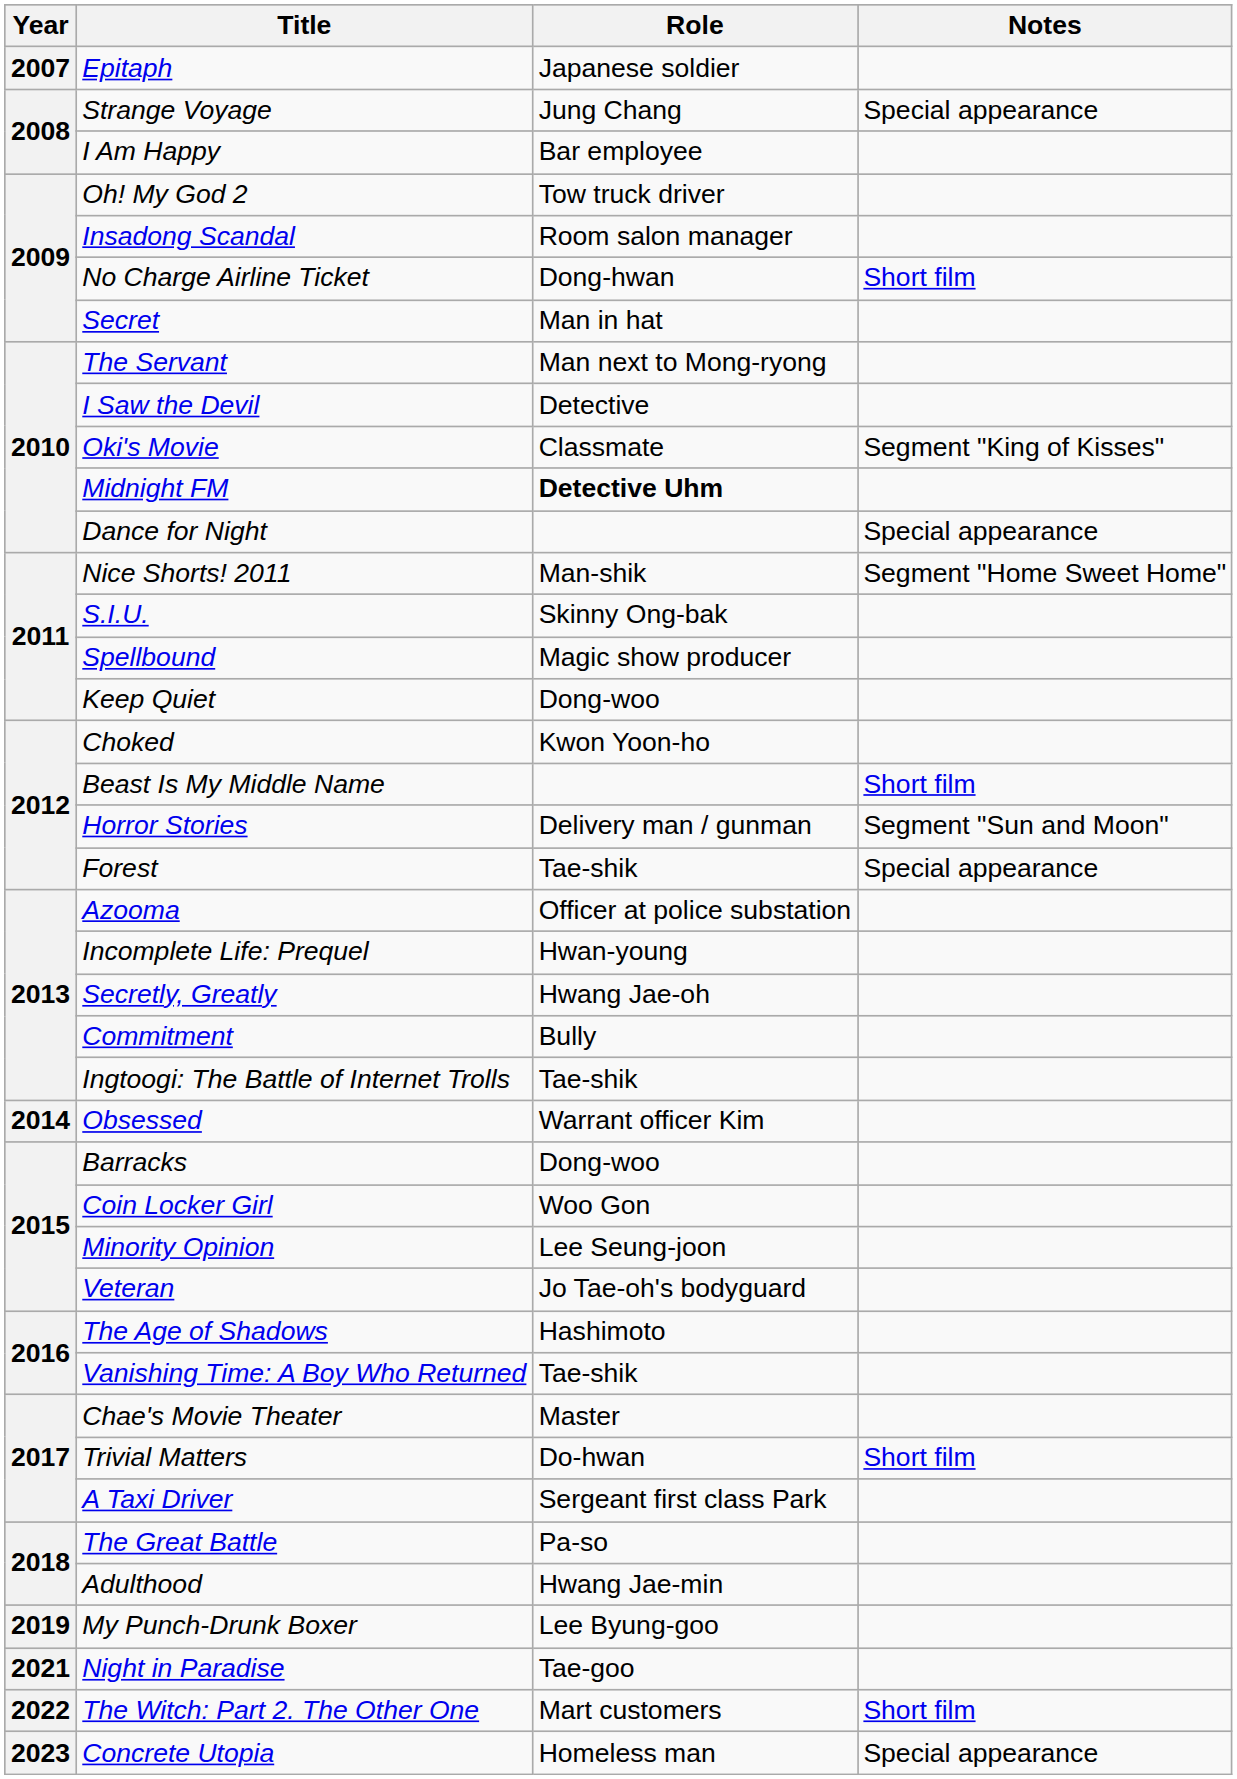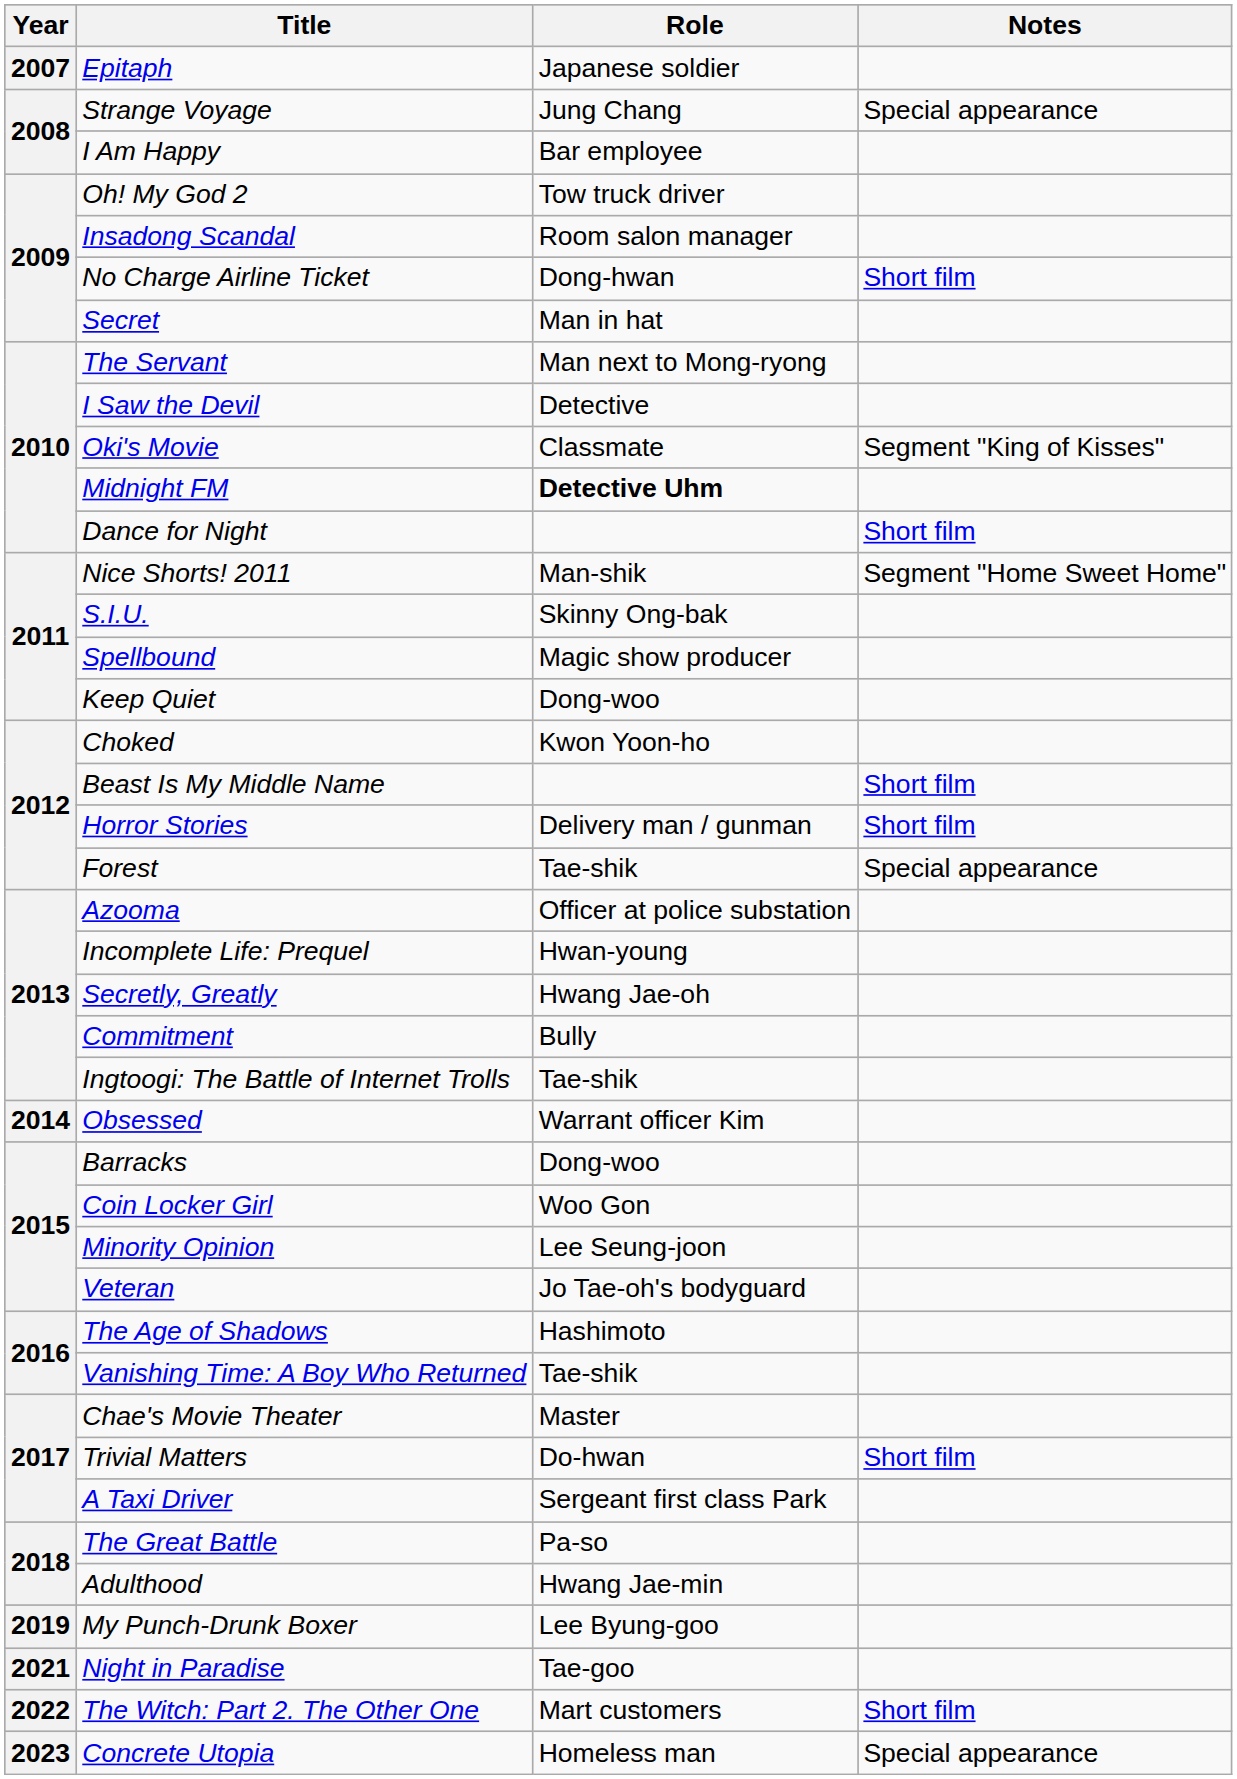(981, 531) Special appearance -> (919, 531) Short film
(1016, 825) Segment "Sun and Moon" -> (919, 825) Short film
